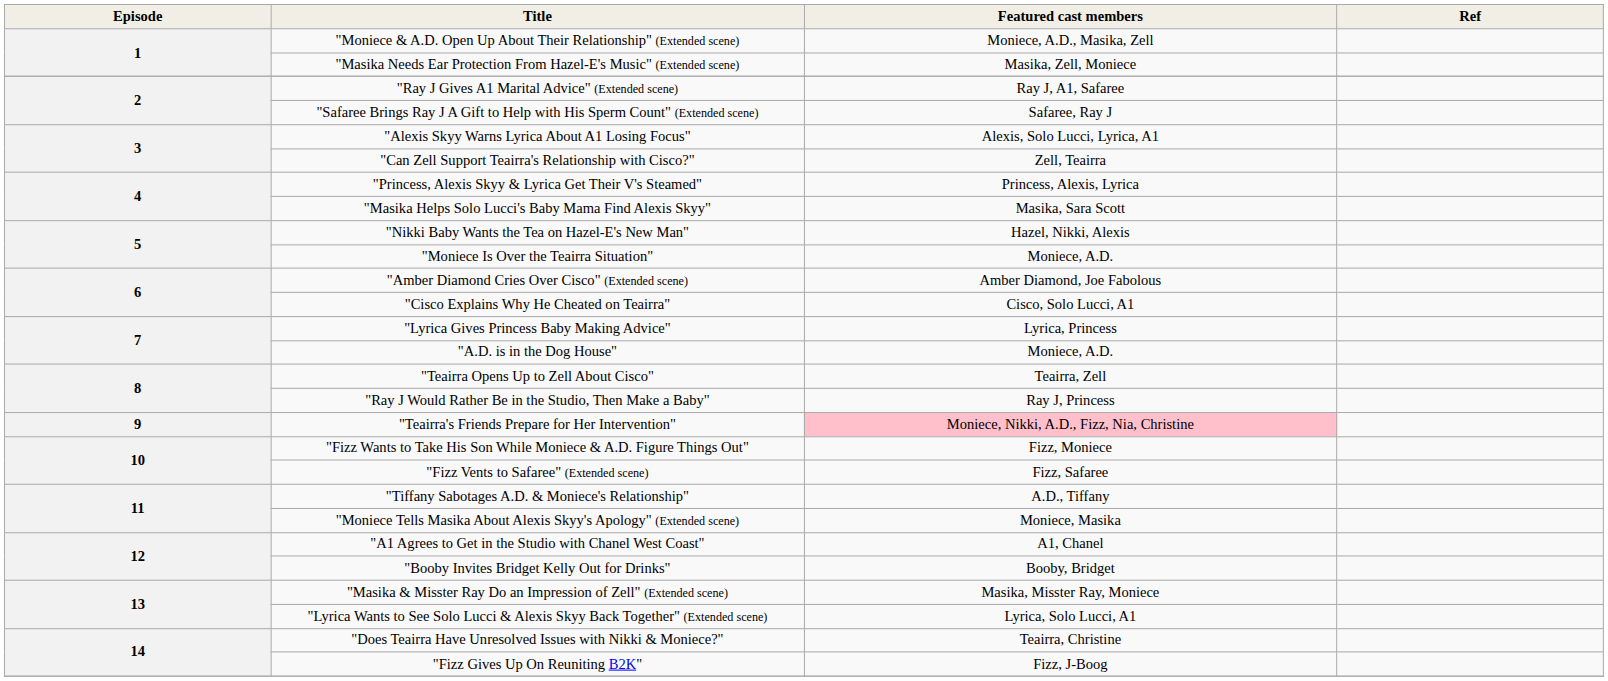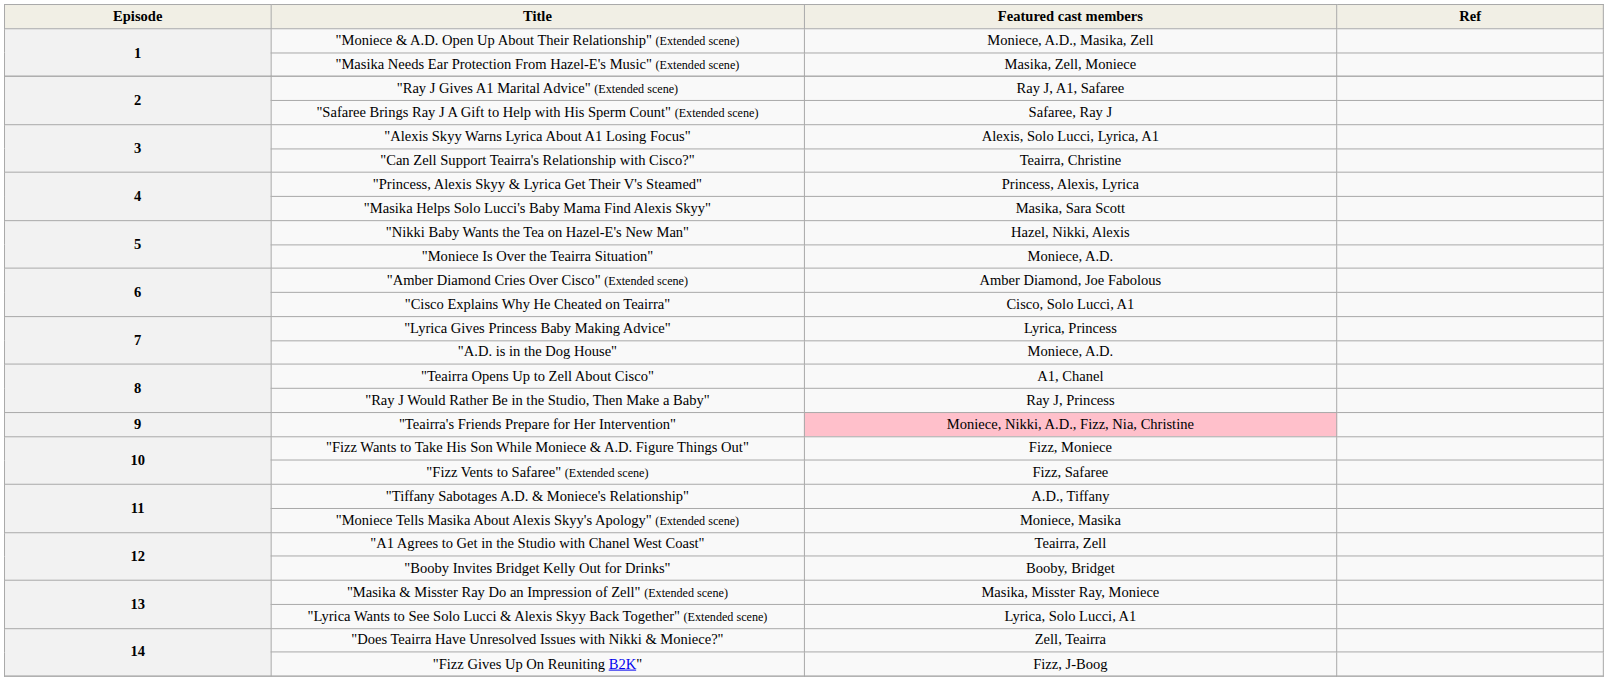(1070, 160) Zell, Teairra -> (1070, 160) Teairra, Christine
(1070, 376) Teairra, Zell -> (1070, 376) A1, Chanel
(1070, 544) A1, Chanel -> (1070, 544) Teairra, Zell
(1070, 640) Teairra, Christine -> (1070, 640) Zell, Teairra
